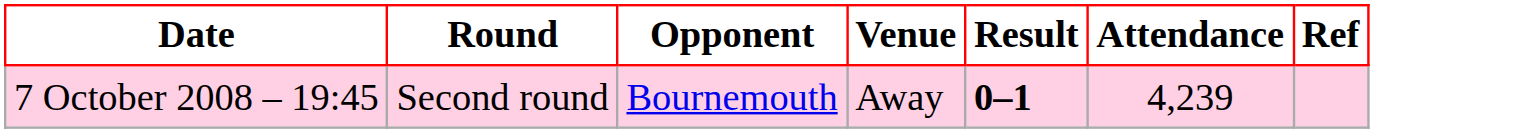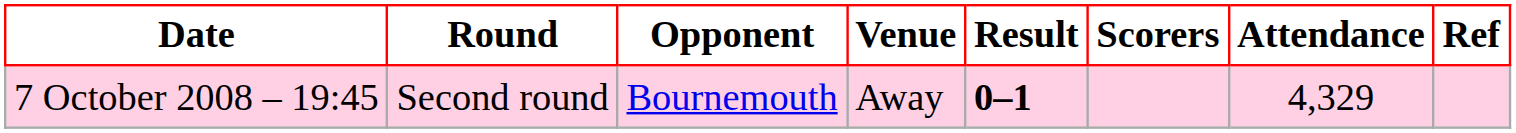+ column: (1158, 34)
(1190, 95) 4,239 -> (1331, 95) 4,329
